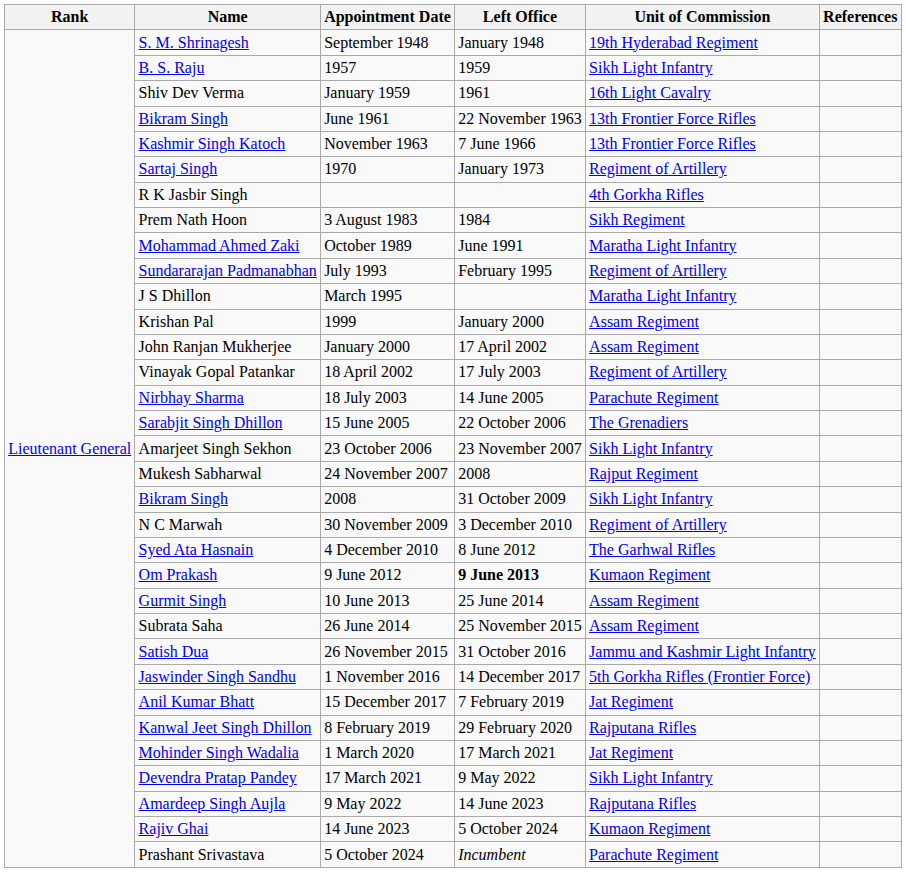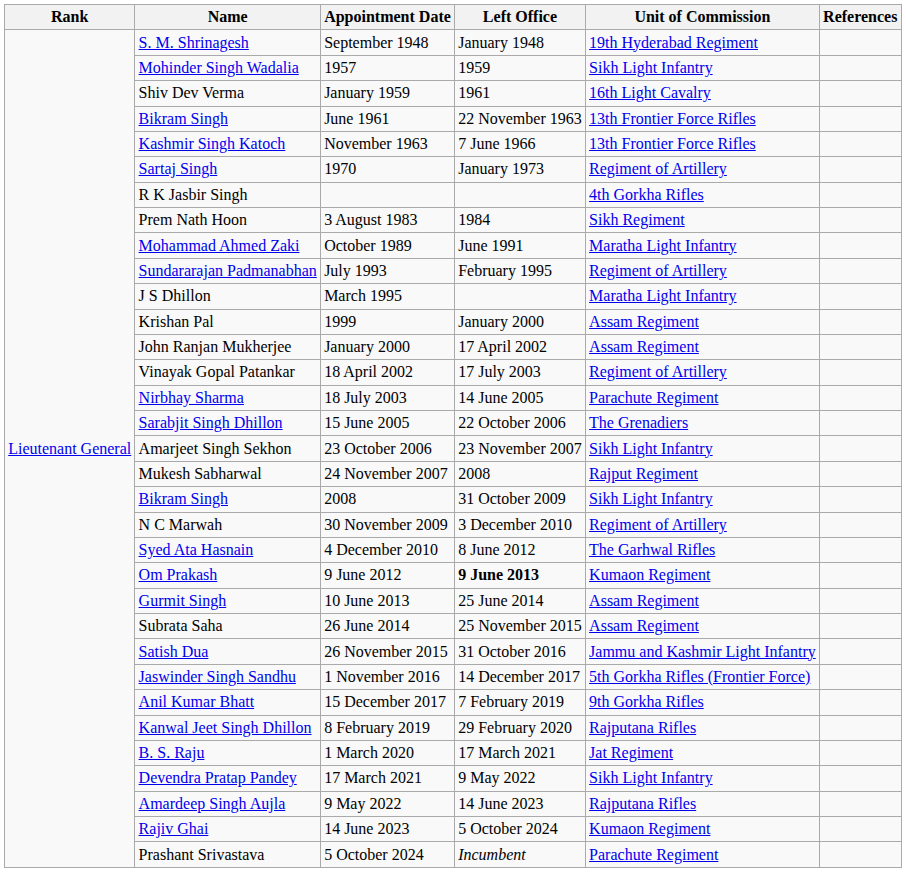(172, 67) B. S. Raju -> (219, 67) Mohinder Singh Wadalia
(631, 702) Jat Regiment -> (646, 702) 9th Gorkha Rifles
(219, 753) Mohinder Singh Wadalia -> (172, 753) B. S. Raju
